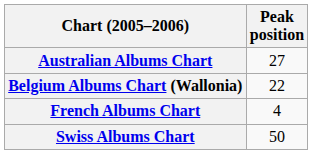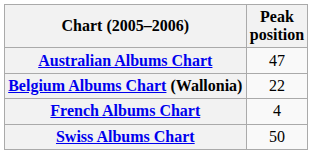(277, 60) 27 -> (277, 60) 47
